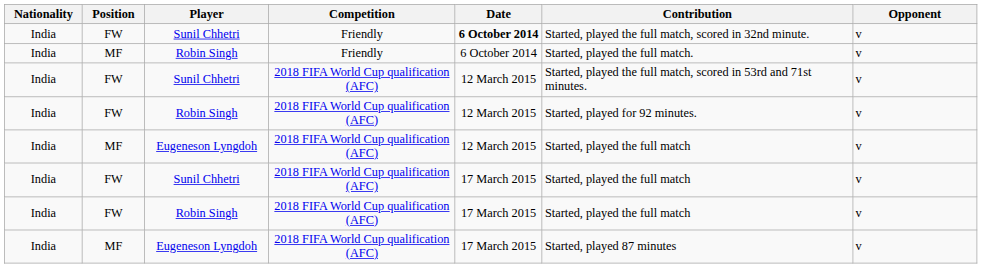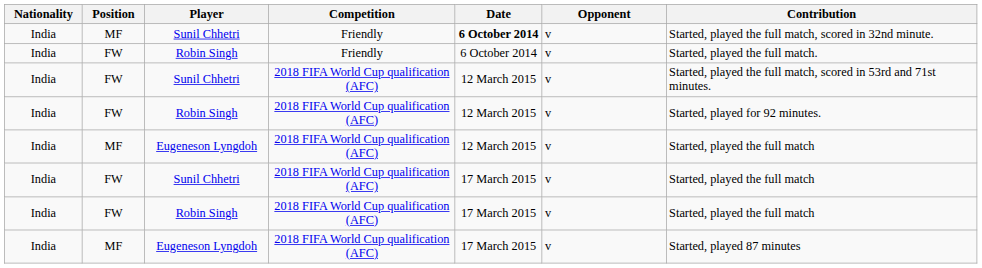columns swapped: (697, 14) <-> (915, 14)
(113, 33) FW -> (113, 33) MF
(113, 53) MF -> (113, 53) FW
